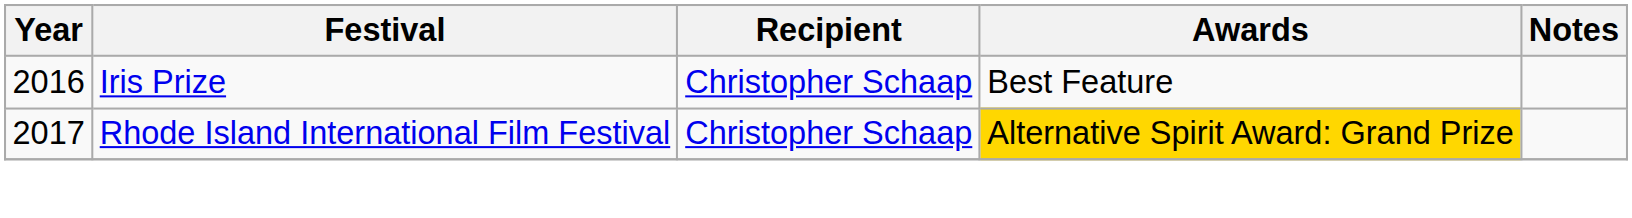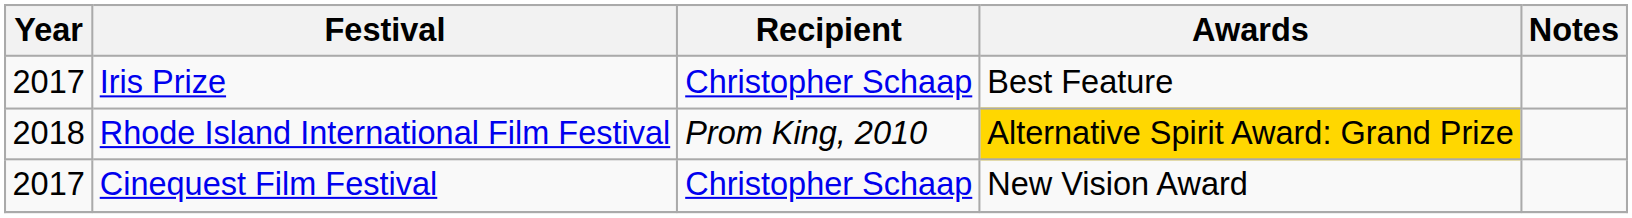(49, 81) 2016 -> (49, 81) 2017
(49, 133) 2017 -> (49, 133) 2018
(829, 133) Christopher Schaap -> (806, 133) Prom King, 2010
+ row: (269, 184)
